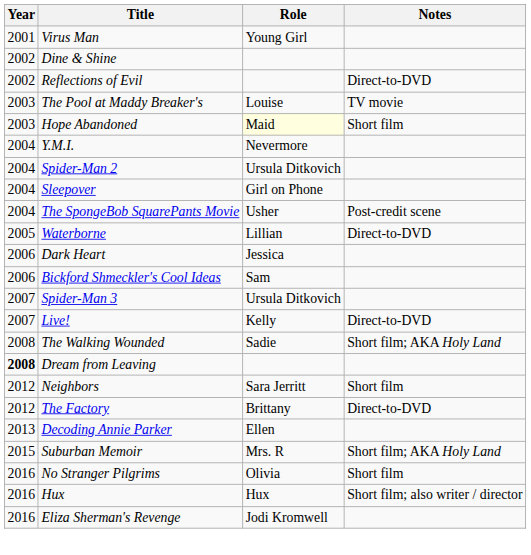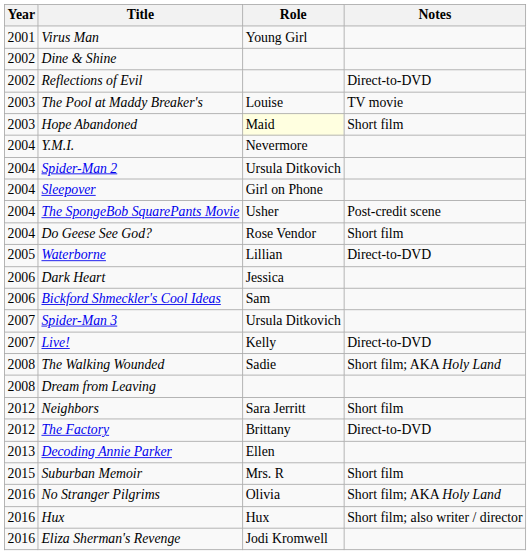+ row: (97, 233)
(21, 364) bold -> (21, 386) normal
(424, 451) Short film; AKA Holy Land -> (375, 473) Short film
(375, 473) Short film -> (424, 495) Short film; AKA Holy Land
